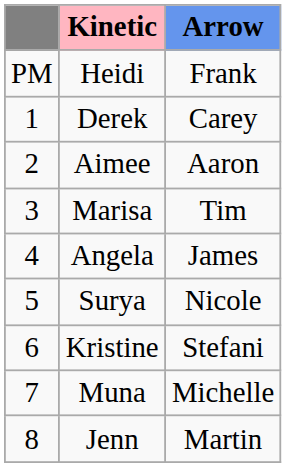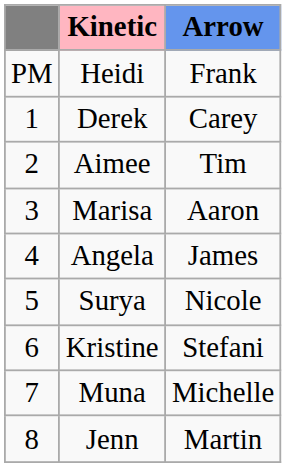(223, 164) Aaron -> (223, 164) Tim
(223, 210) Tim -> (223, 210) Aaron
